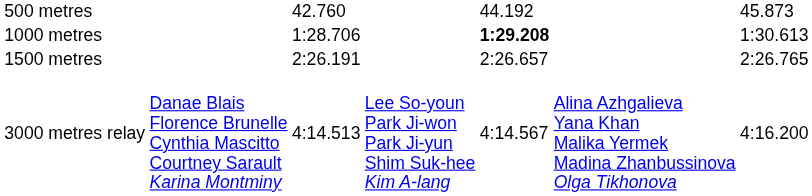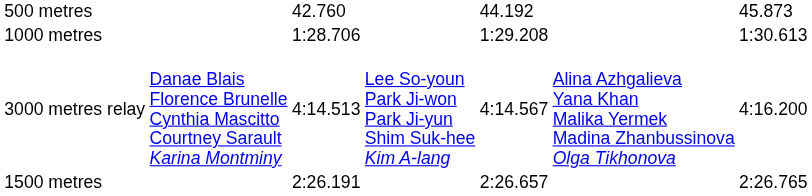(515, 35) bold -> (514, 35) normal
rows swapped: (53, 59) <-> (75, 133)
